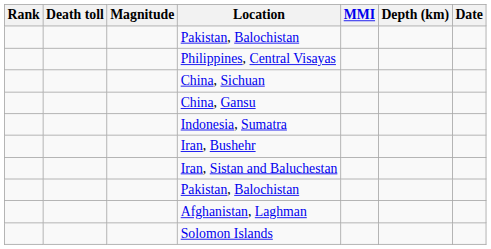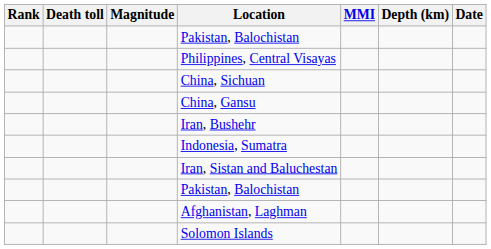rows swapped: (24, 124) <-> (24, 146)
